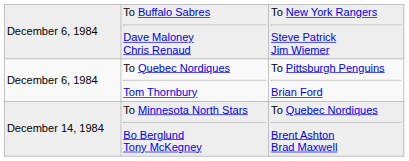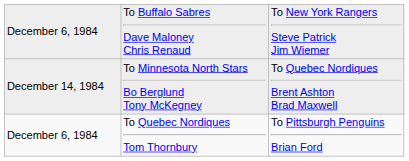rows swapped: (52, 80) <-> (55, 129)
